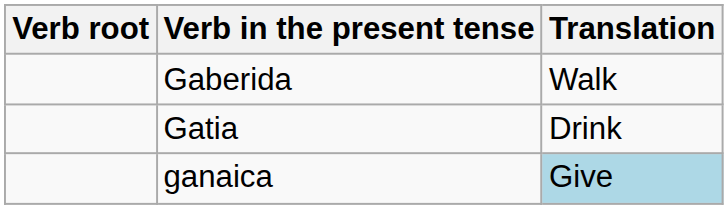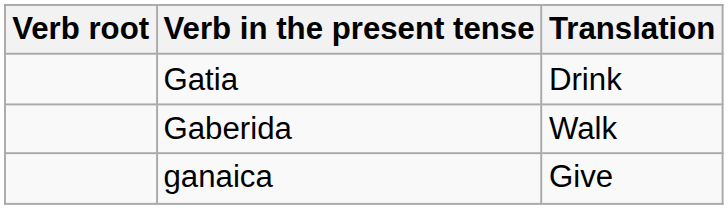rows swapped: (201, 128) <-> (228, 78)
(581, 177) lightblue background -> (581, 177) no background
